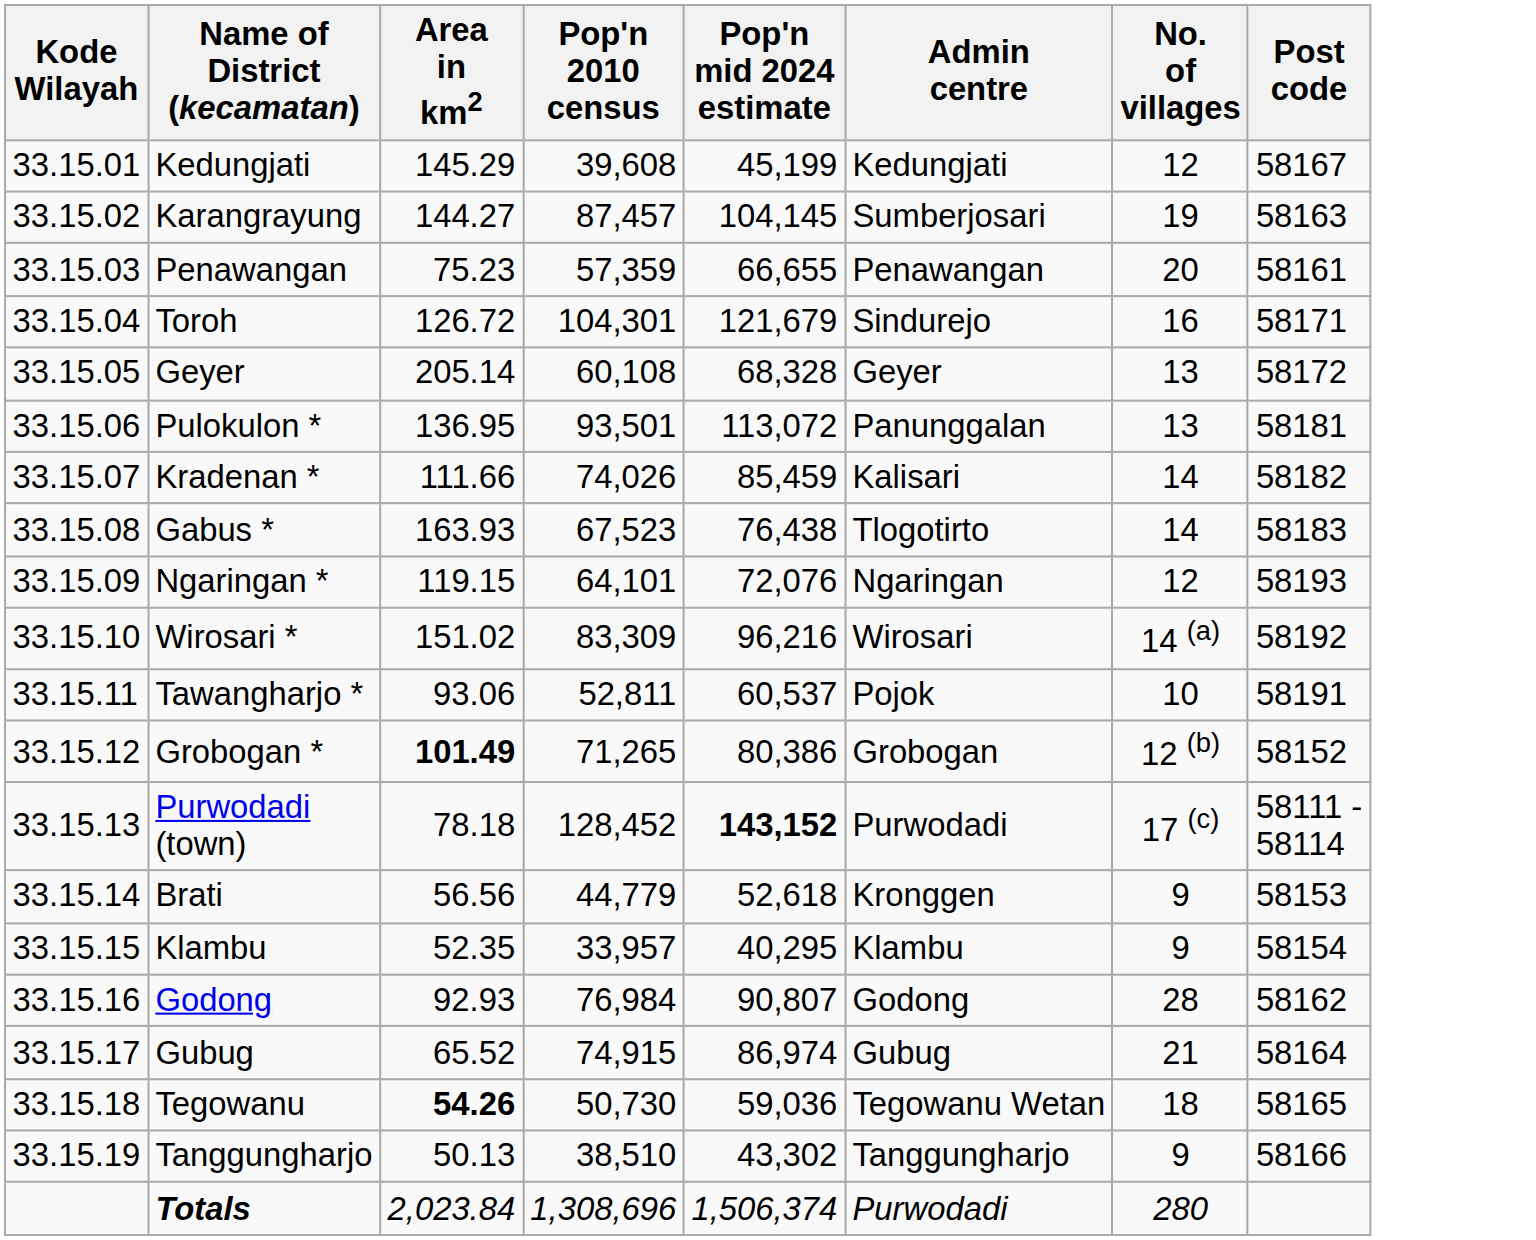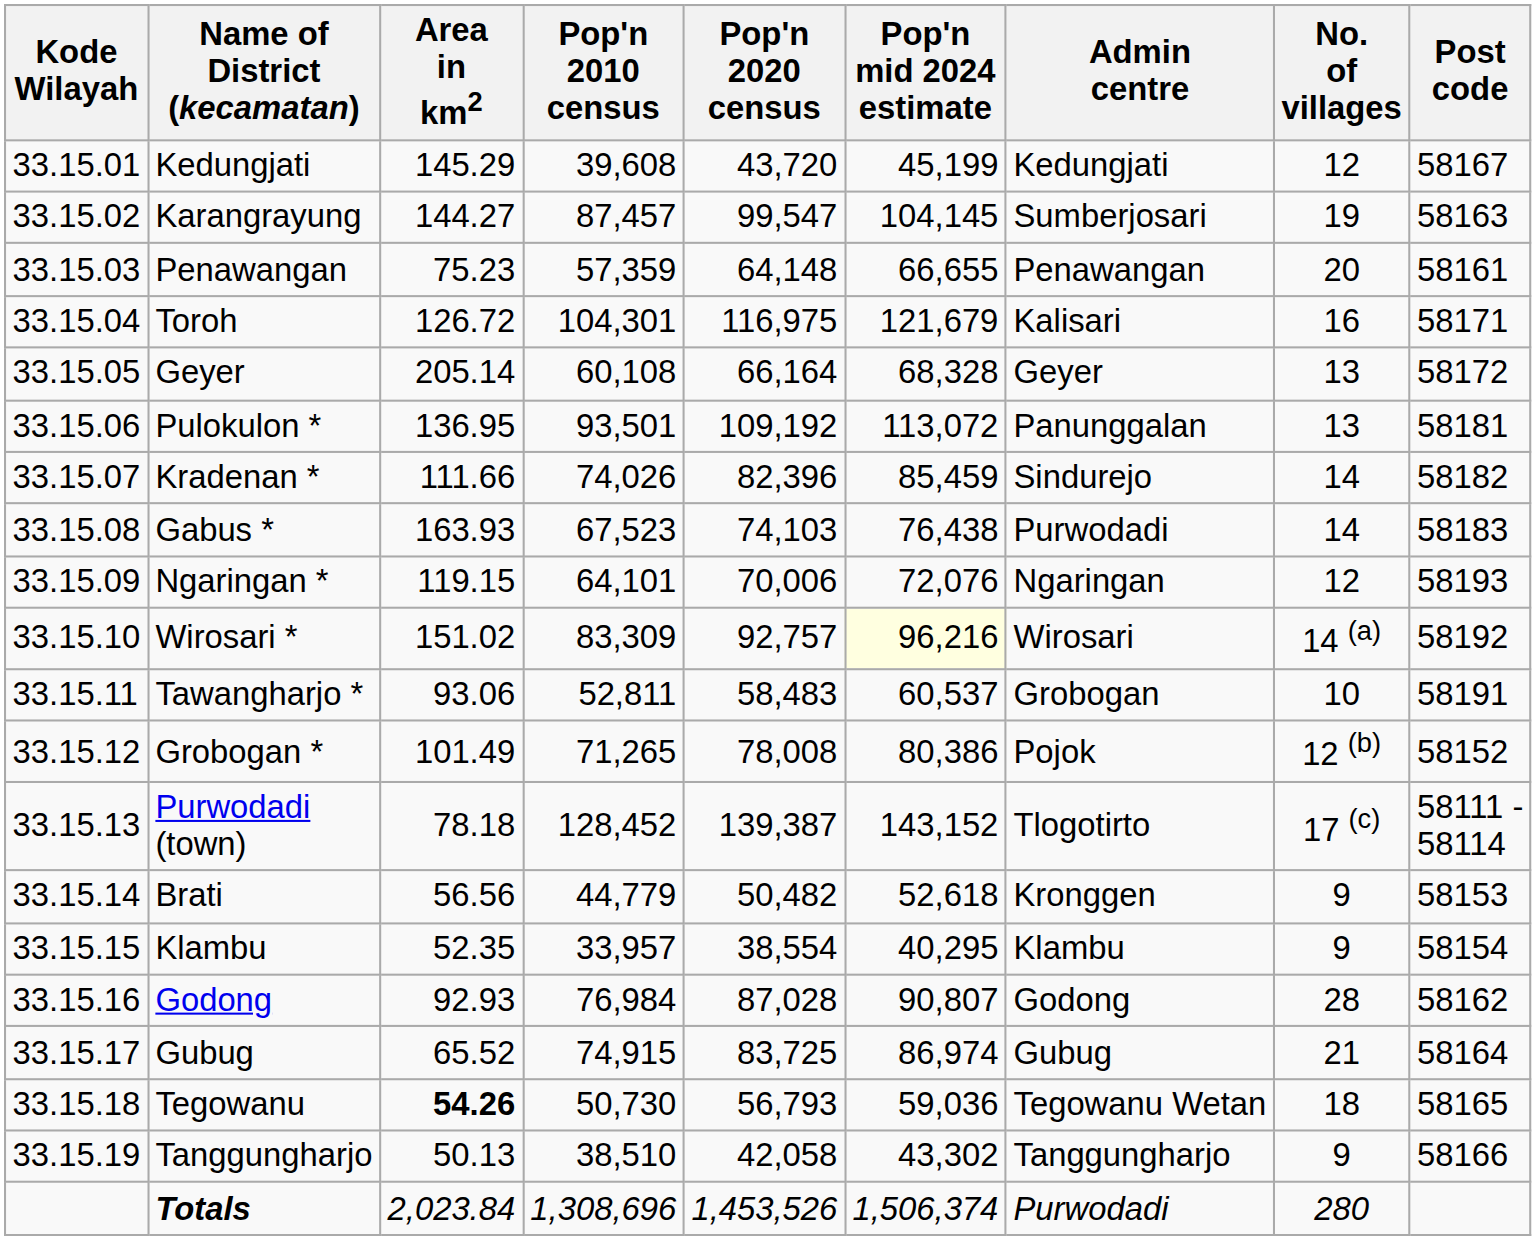+ column: (764, 71)
(922, 321) Sindurejo -> (1067, 321) Kalisari
(906, 477) Kalisari -> (1083, 477) Sindurejo
(921, 529) Tlogotirto -> (1091, 529) Purwodadi
(787, 637) no background -> (948, 637) lightyellow background
(893, 694) Pojok -> (1086, 694) Grobogan
(465, 750) bold -> (465, 750) normal
(925, 750) Grobogan -> (1055, 750) Pojok
(778, 825) bold -> (939, 825) normal
(930, 825) Purwodadi -> (1082, 825) Tlogotirto
